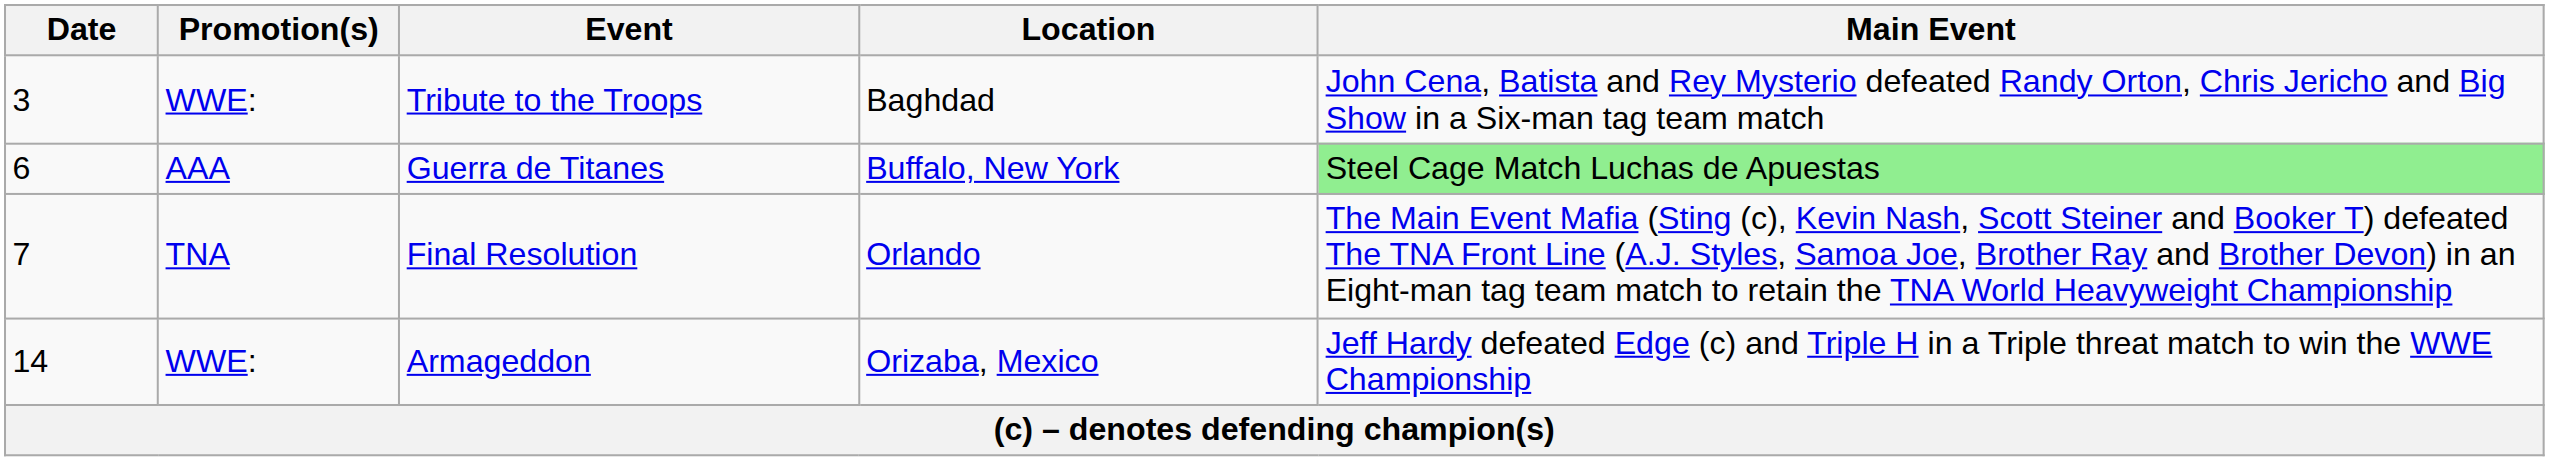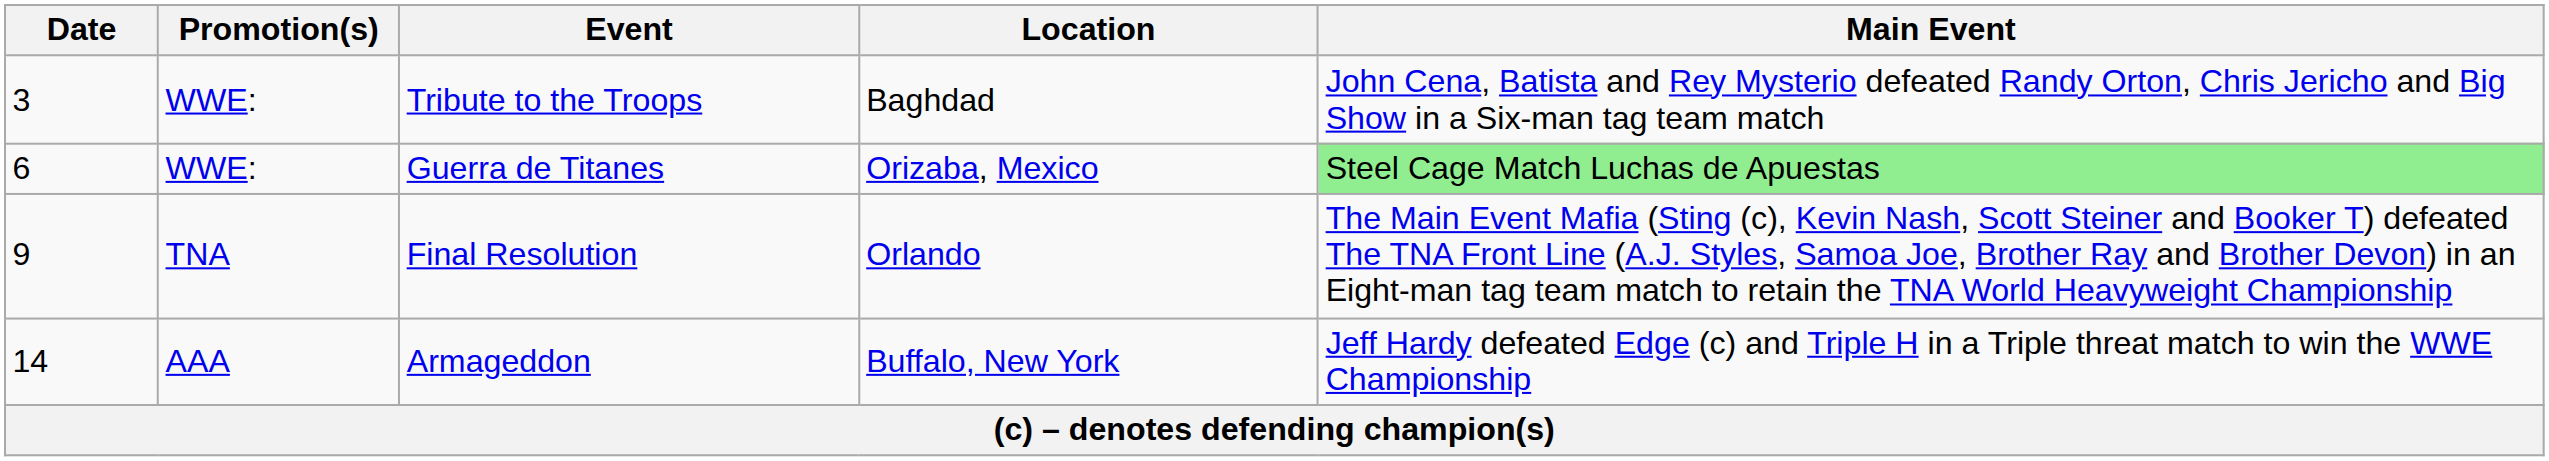(198, 168) AAA -> (211, 168) WWE:
(993, 168) Buffalo, New York -> (982, 168) Orizaba, Mexico
(21, 255) 7 -> (21, 255) 9
(211, 360) WWE: -> (198, 360) AAA
(982, 360) Orizaba, Mexico -> (993, 360) Buffalo, New York
